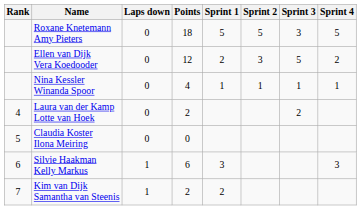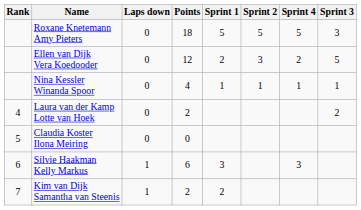columns swapped: (299, 12) <-> (337, 12)
